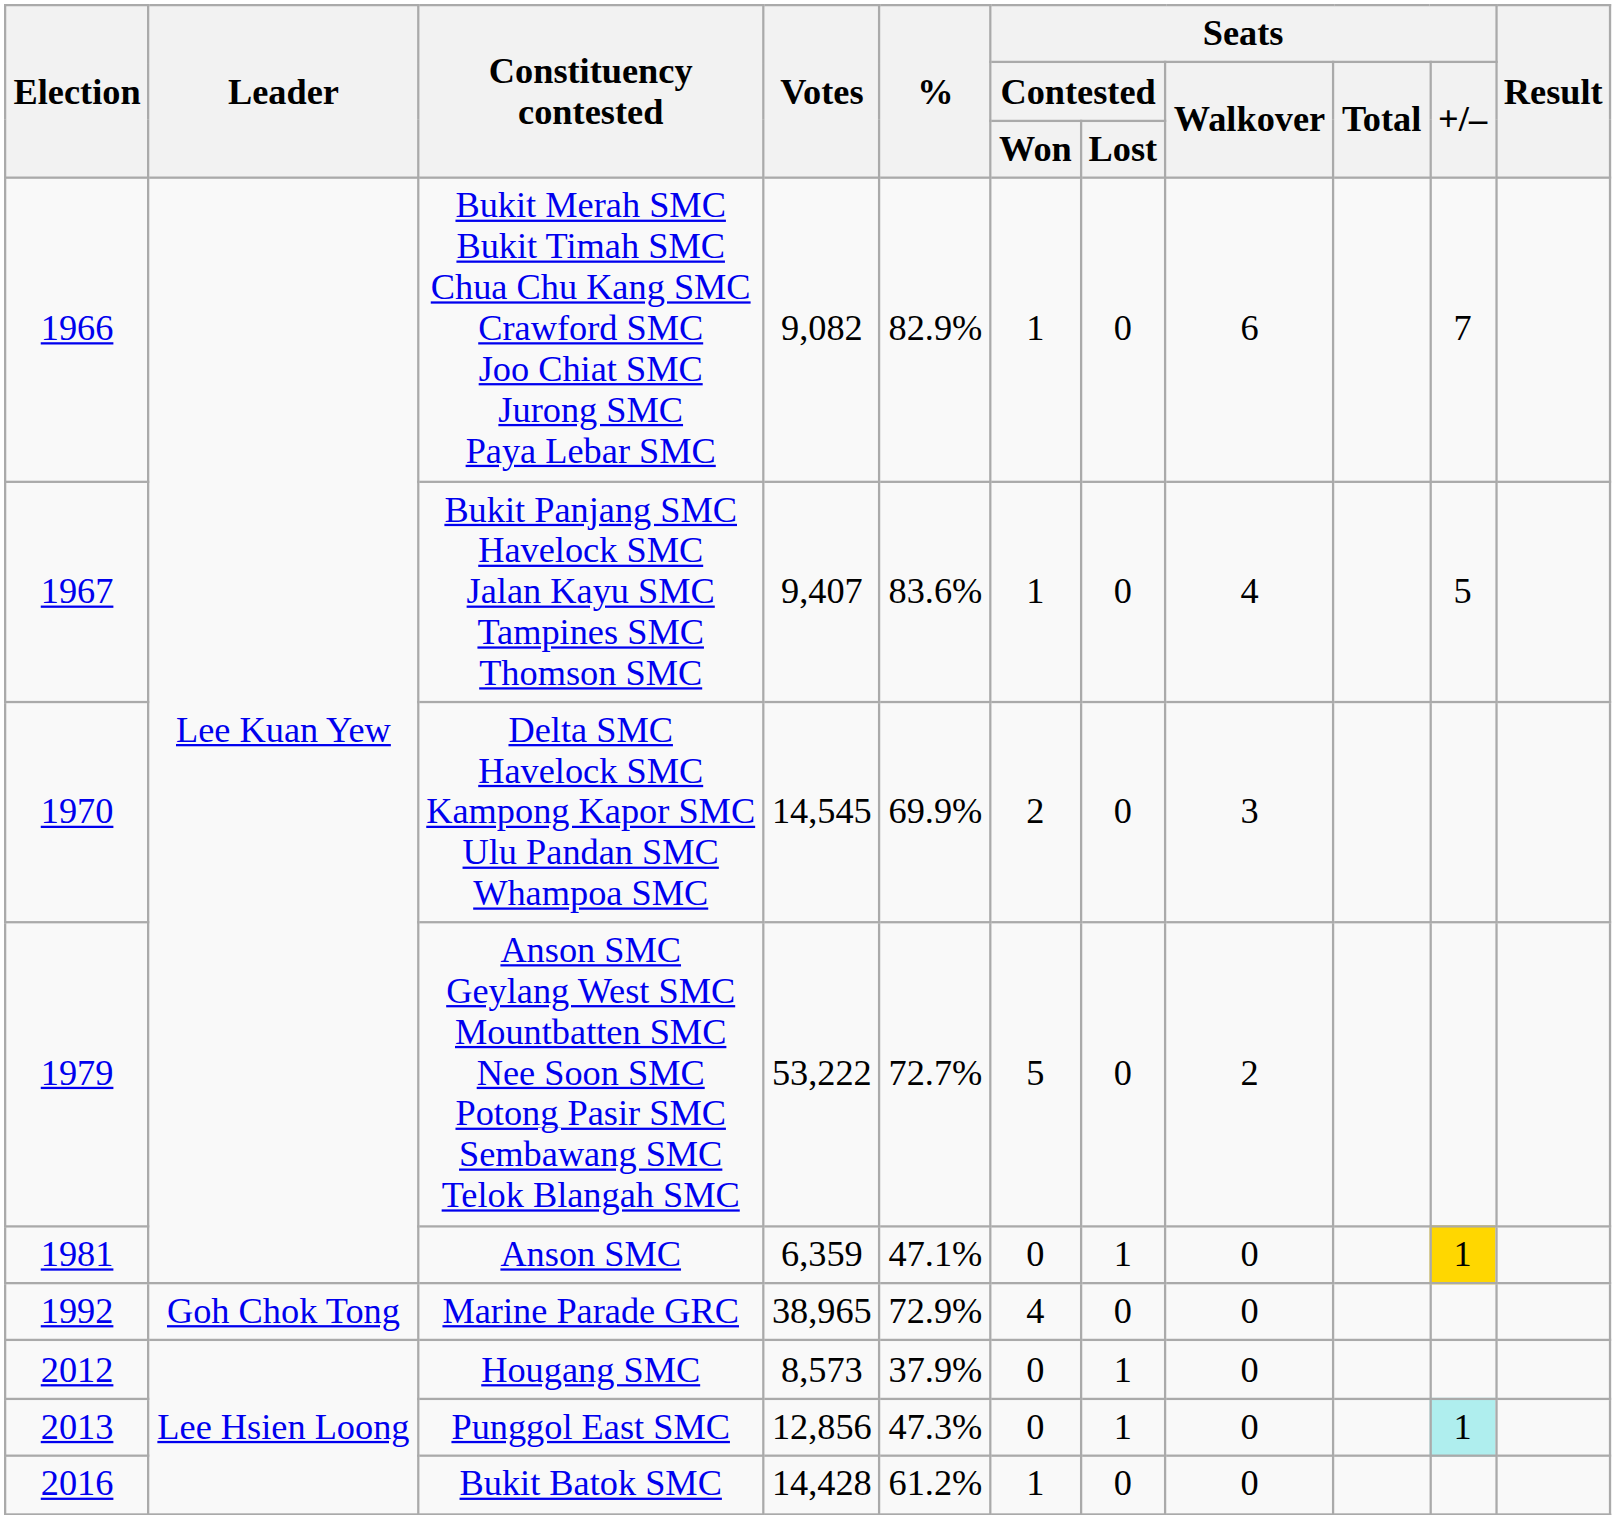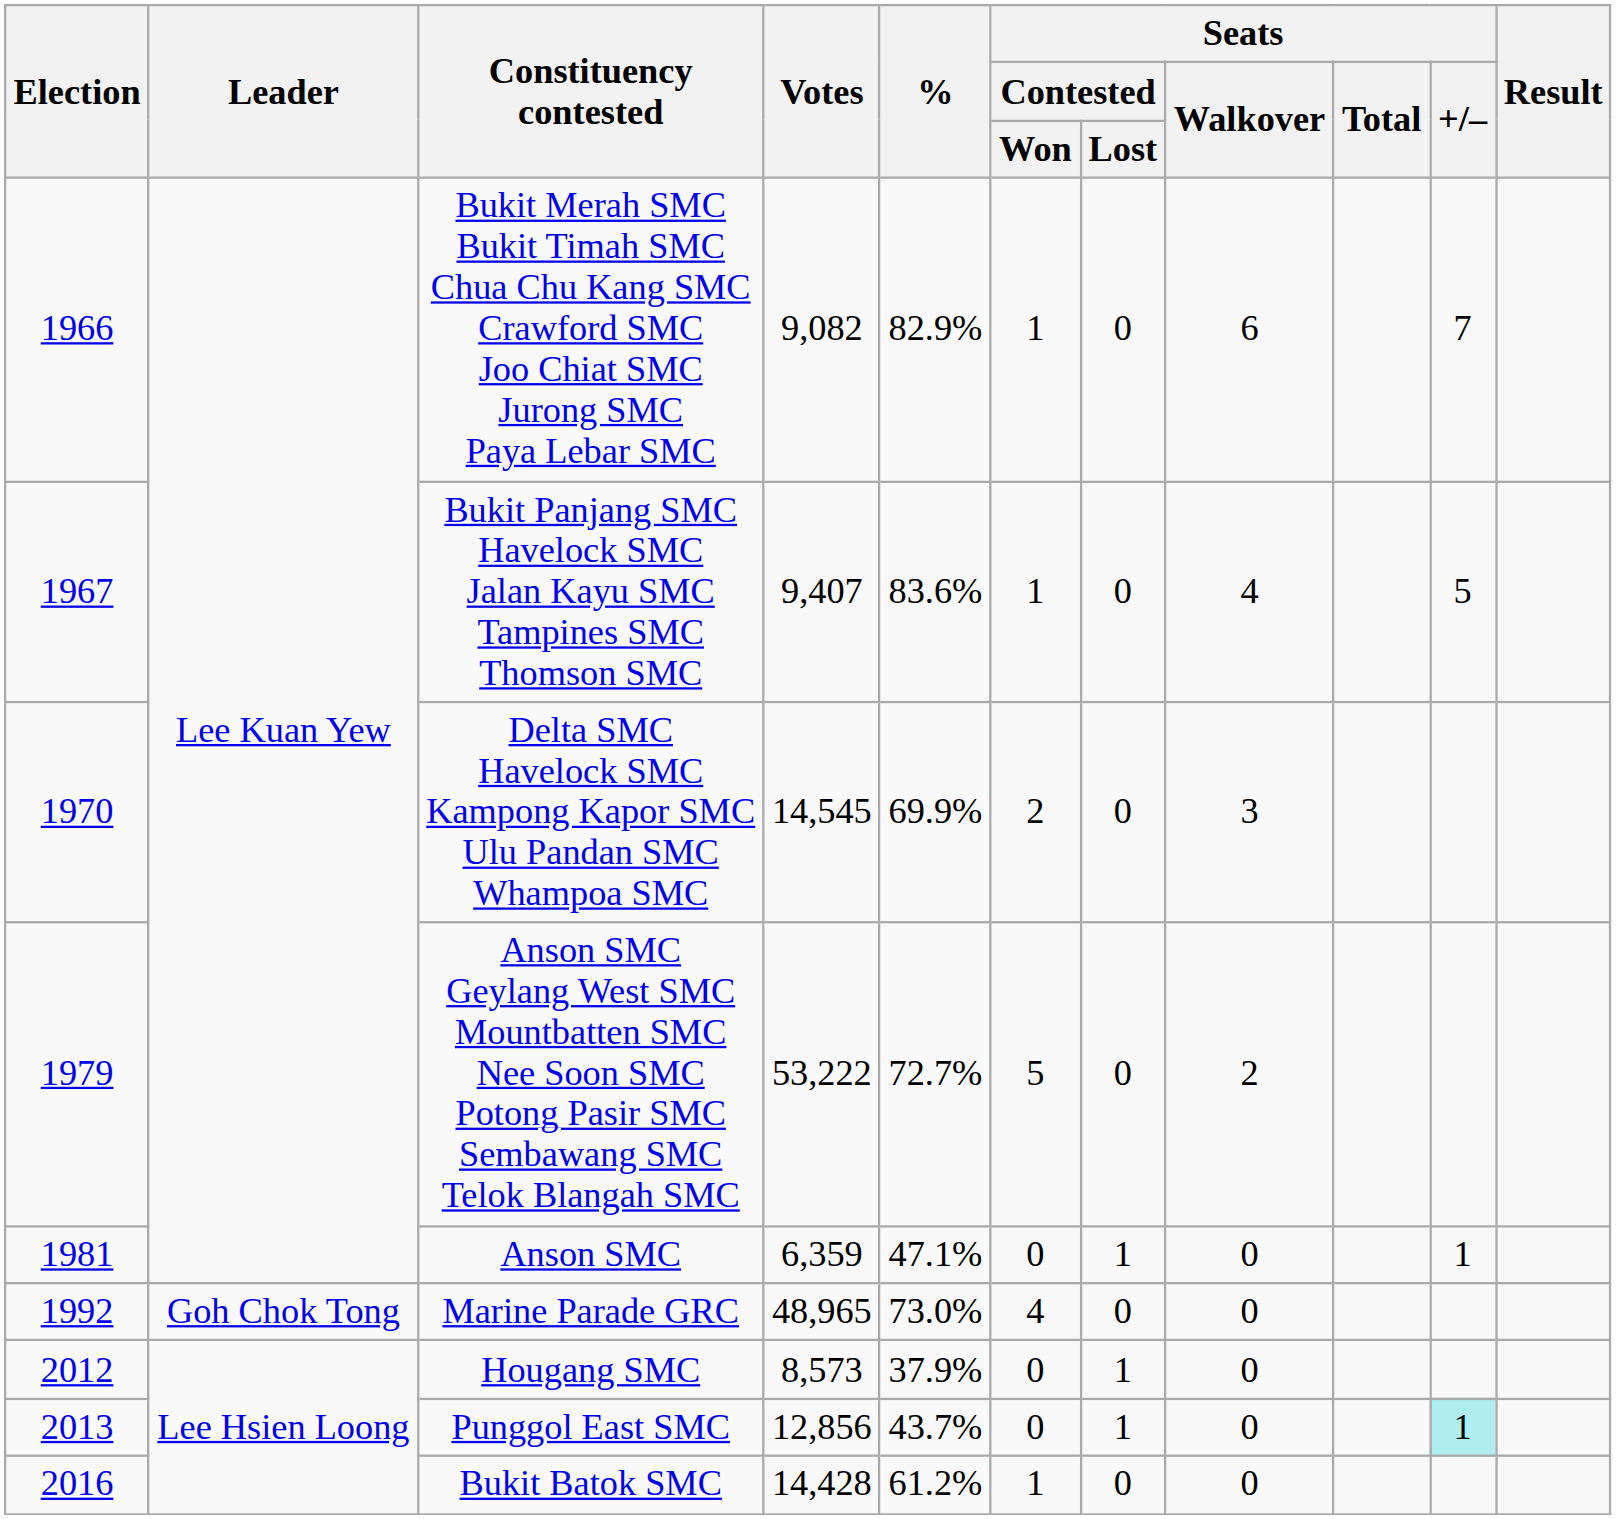(1463, 1253) gold background -> (1463, 1253) no background
(822, 1311) 38,965 -> (822, 1311) 48,965
(935, 1311) 72.9% -> (935, 1311) 73.0%
(935, 1426) 47.3% -> (935, 1426) 43.7%
